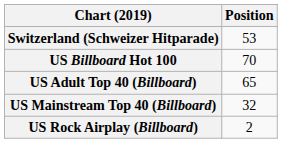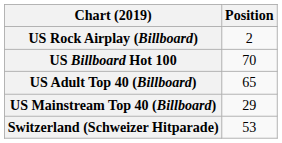rows swapped: (113, 37) <-> (113, 127)
(249, 104) 32 -> (249, 104) 29
